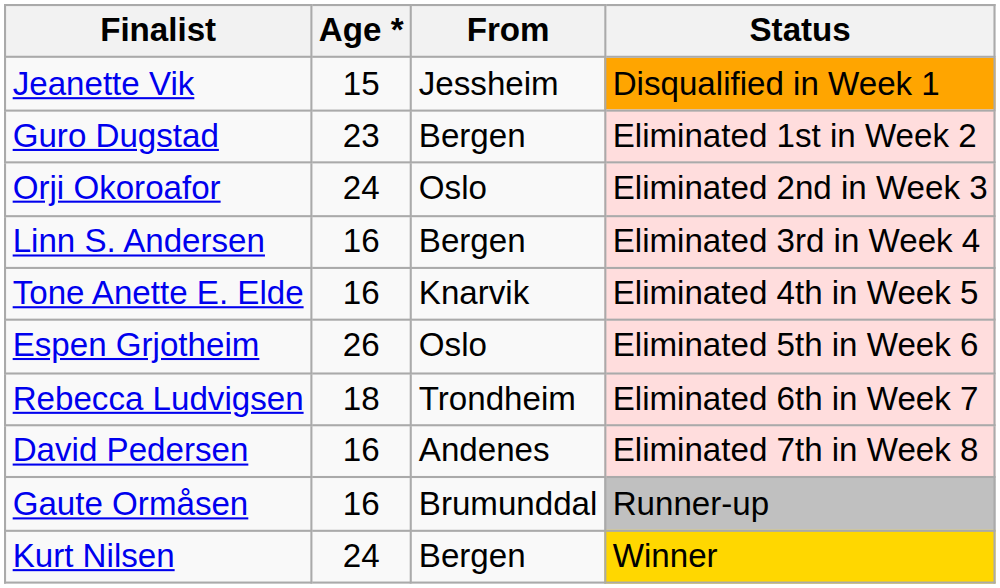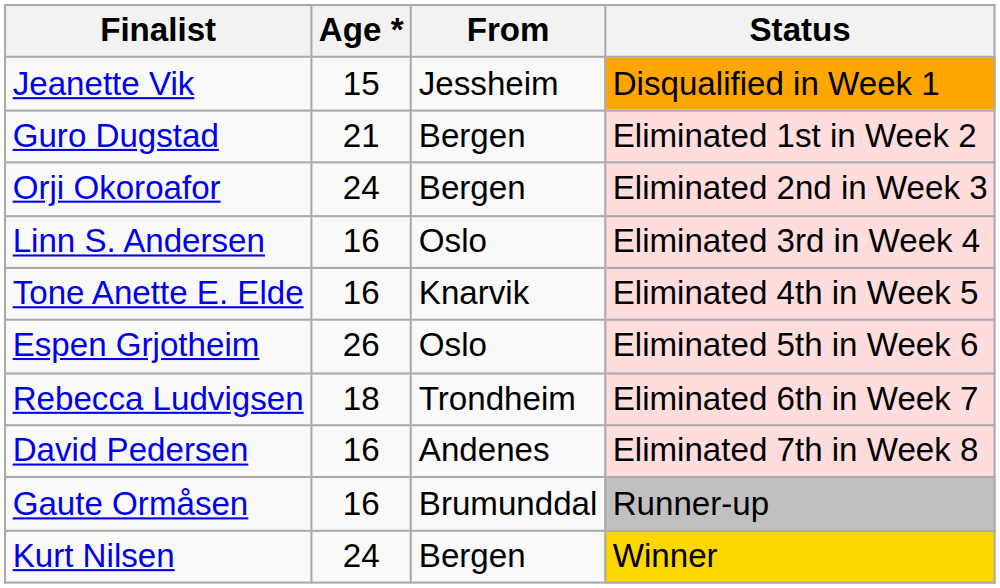(361, 135) 23 -> (361, 135) 21
(453, 188) Oslo -> (472, 188) Bergen
(472, 240) Bergen -> (453, 240) Oslo
